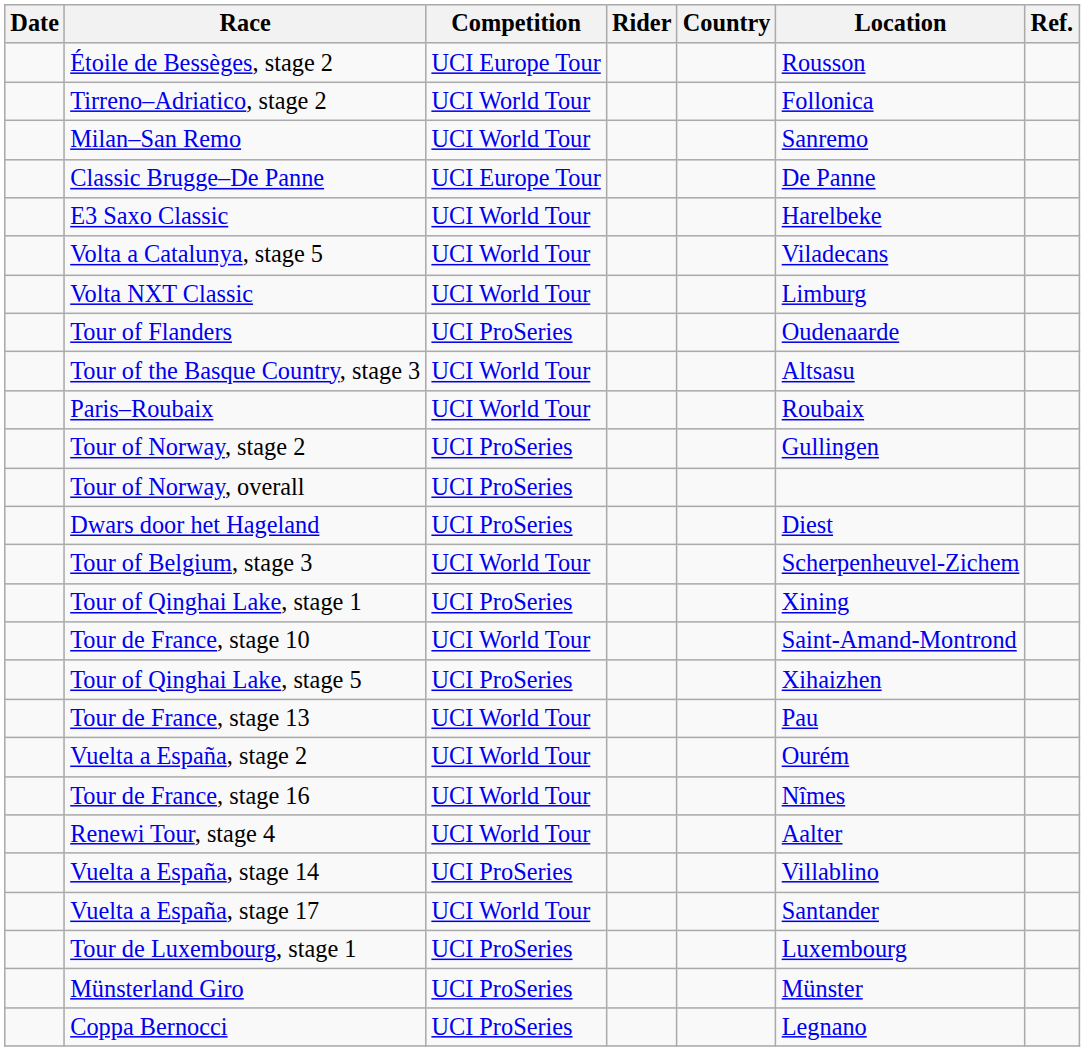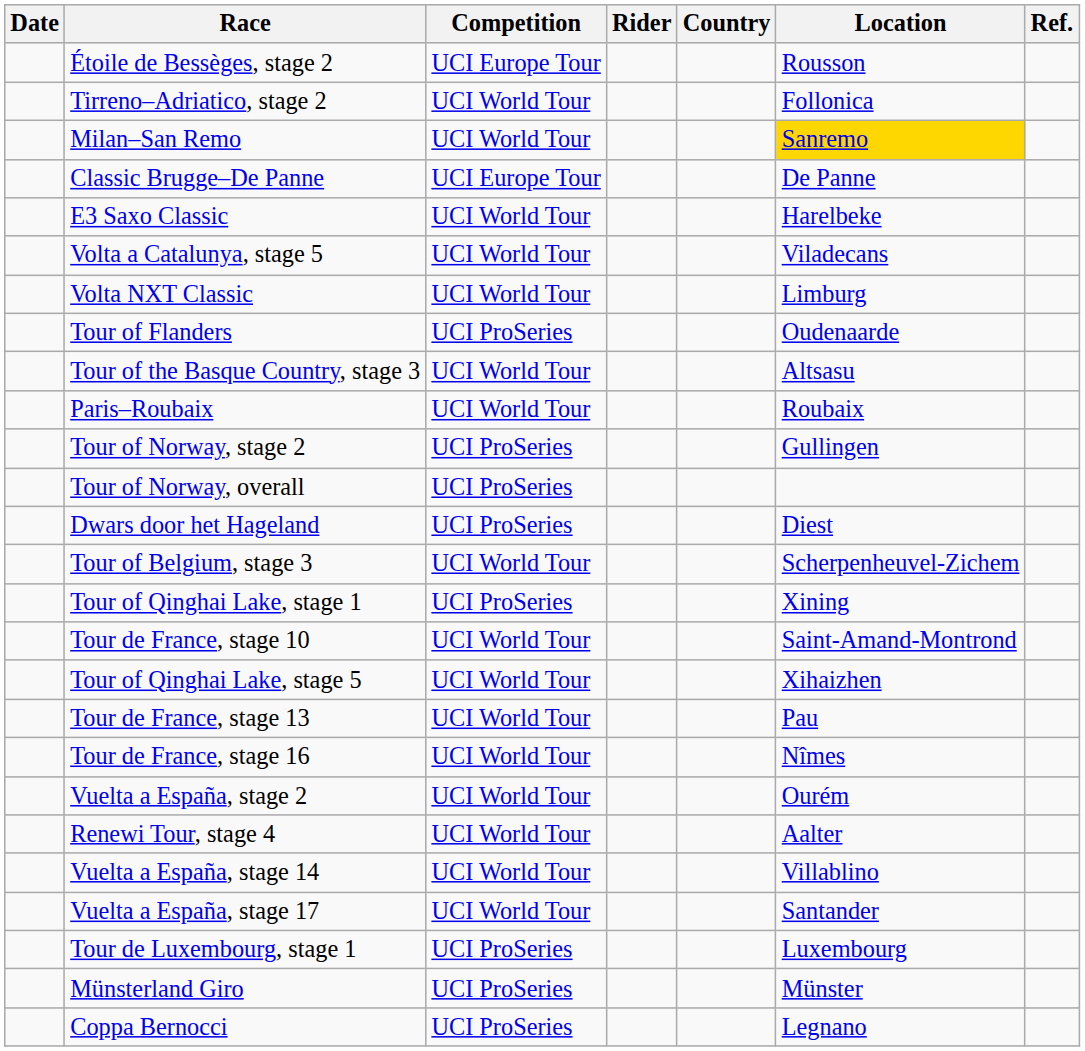(825, 139) no background -> (825, 139) gold background
(502, 679) UCI ProSeries -> (511, 679) UCI World Tour
rows swapped: (190, 795) <-> (189, 756)
(502, 872) UCI ProSeries -> (511, 872) UCI World Tour
